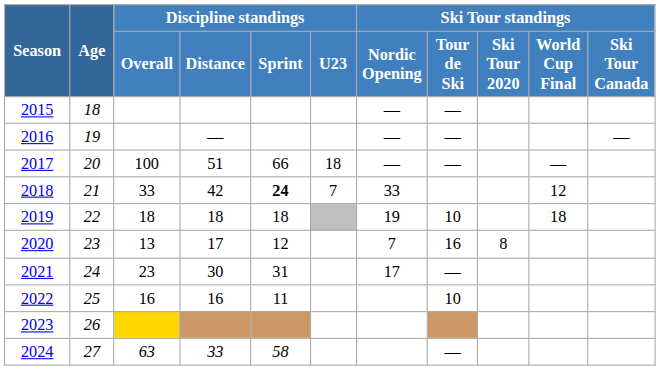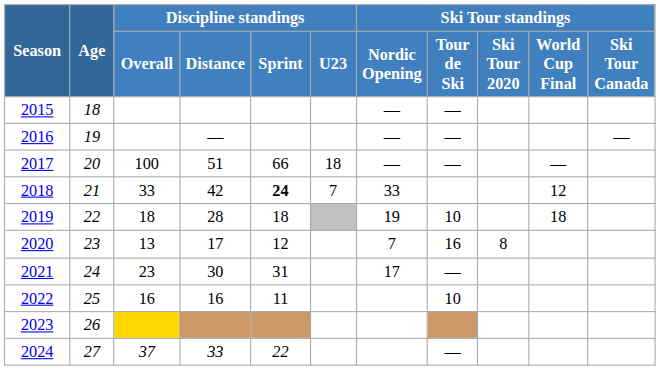(215, 217) 18 -> (215, 217) 28
(147, 351) 63 -> (147, 351) 37
(280, 351) 58 -> (280, 351) 22
